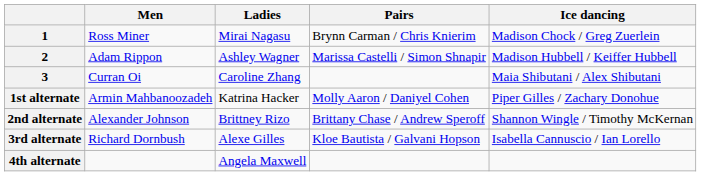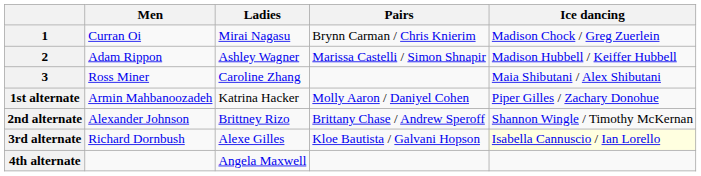(119, 35) Ross Miner -> (115, 35) Curran Oi
(115, 77) Curran Oi -> (119, 77) Ross Miner
(576, 139) no background -> (576, 139) lightyellow background
